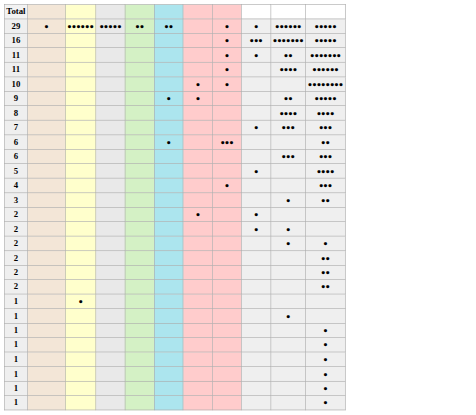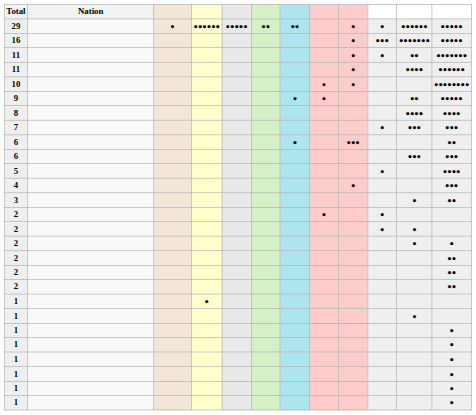+ column: (91, 12)
